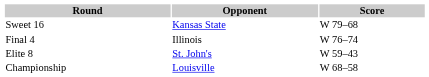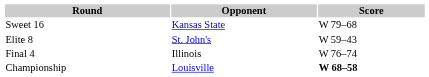rows swapped: (19, 53) <-> (20, 39)
(339, 68) normal -> (338, 68) bold
